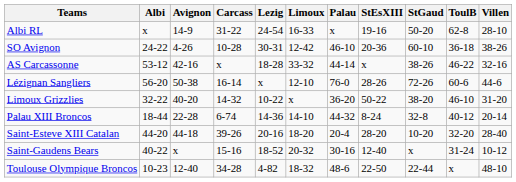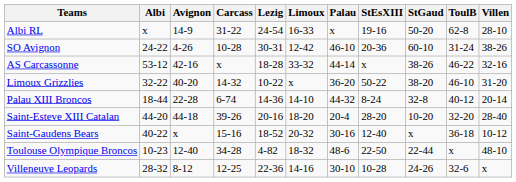(461, 47) 36-18 -> (461, 47) 31-24
- row: (49, 82)
(461, 151) 31-24 -> (461, 133) 36-18
+ row: (52, 168)
